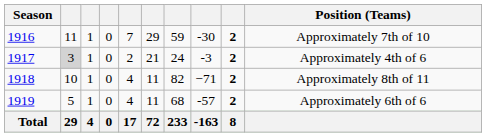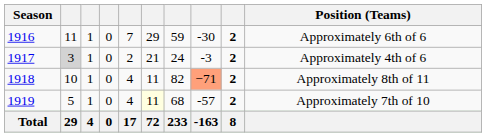(363, 36) Approximately 7th of 10 -> (363, 36) Approximately 6th of 6
(206, 79) no background -> (206, 79) lightsalmon background
(153, 100) no background -> (153, 100) lightyellow background
(363, 100) Approximately 6th of 6 -> (363, 100) Approximately 7th of 10
